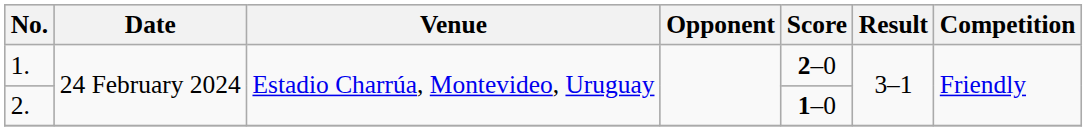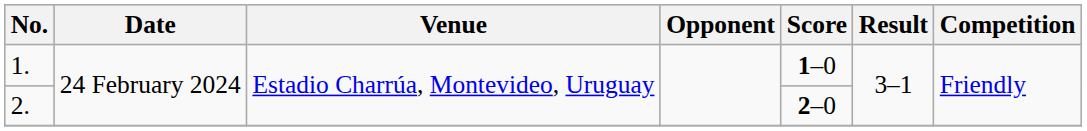(817, 65) 2–0 -> (817, 65) 1–0
(817, 105) 1–0 -> (817, 105) 2–0
